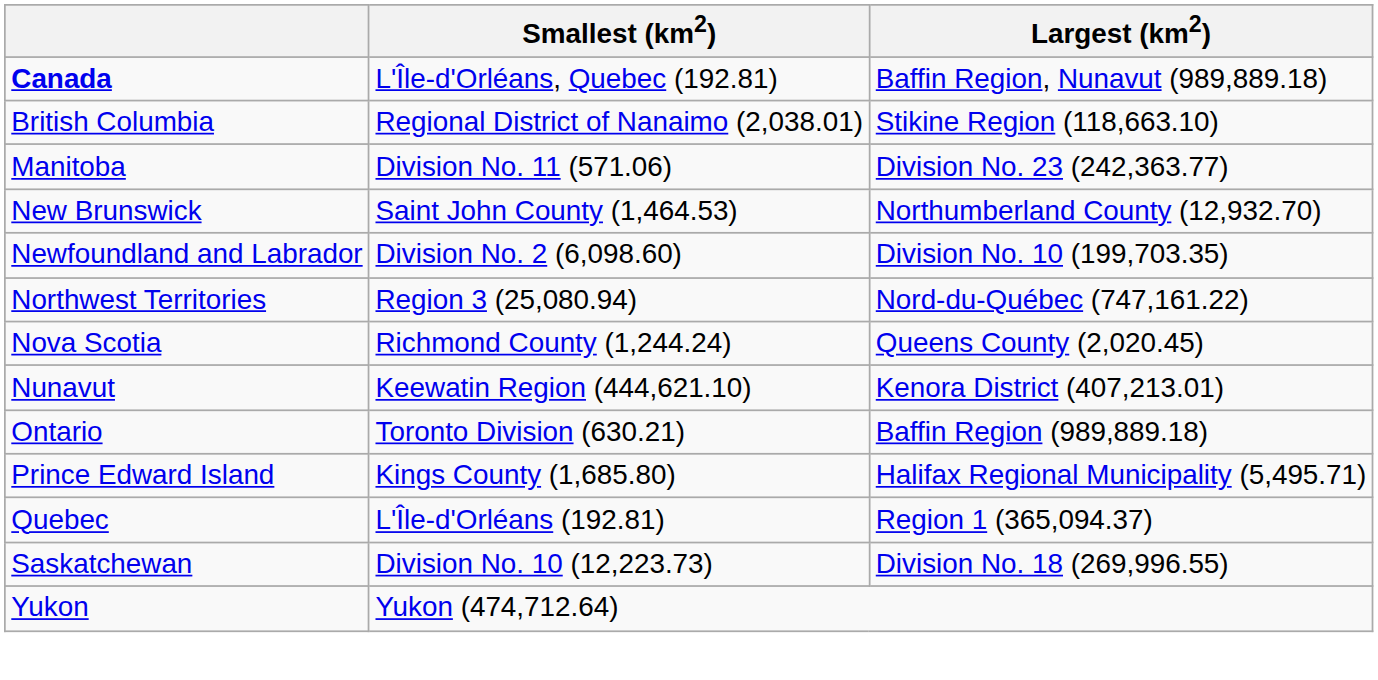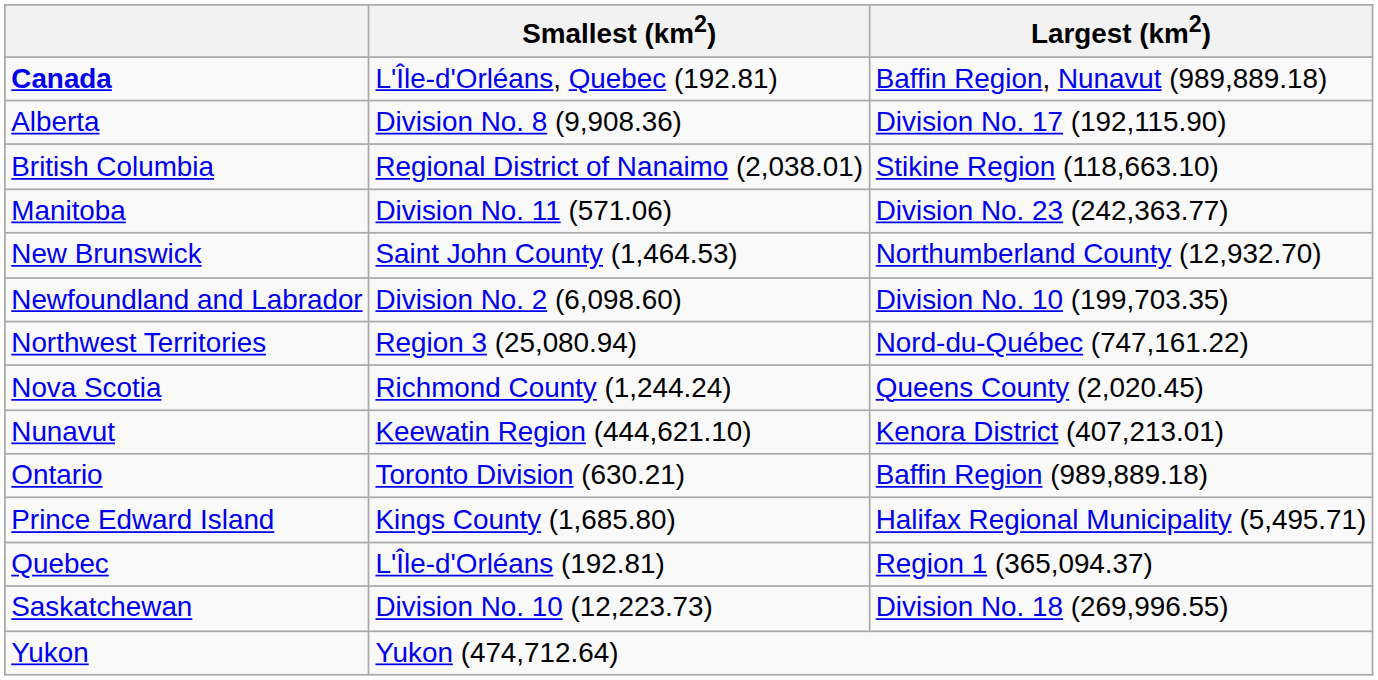+ row: (55, 122)
